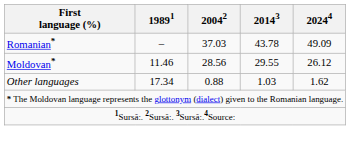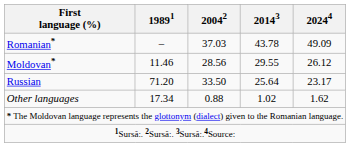+ row: (24, 81)
(267, 81) 1.03 -> (267, 98) 1.02
